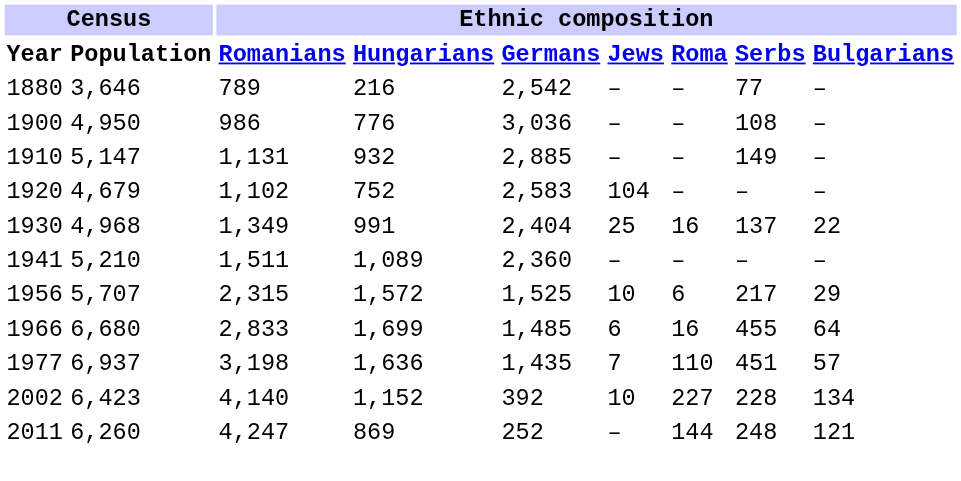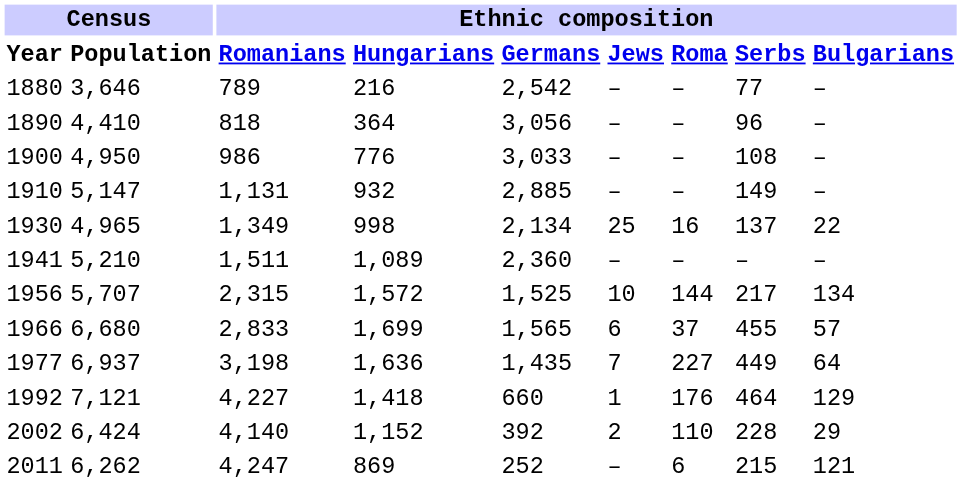+ row: (35, 123)
(537, 123) 3,036 -> (537, 158) 3,033
- row: (35, 192)
(105, 226) 4,968 -> (105, 226) 4,965
(374, 226) 991 -> (374, 226) 998
(537, 226) 2,404 -> (537, 226) 2,134
(678, 295) 6 -> (692, 295) 144
(827, 295) 29 -> (834, 295) 134
(537, 330) 1,485 -> (537, 330) 1,565
(685, 330) 16 -> (685, 330) 37
(827, 330) 64 -> (827, 330) 57
(692, 364) 110 -> (692, 364) 227
(756, 364) 451 -> (756, 364) 449
(827, 364) 57 -> (827, 364) 64
+ row: (35, 398)
(105, 398) 6,423 -> (105, 433) 6,424
(622, 398) 10 -> (615, 433) 2
(692, 398) 227 -> (692, 433) 110
(834, 398) 134 -> (827, 433) 29
(105, 433) 6,260 -> (105, 467) 6,262
(692, 433) 144 -> (678, 467) 6
(756, 433) 248 -> (756, 467) 215
